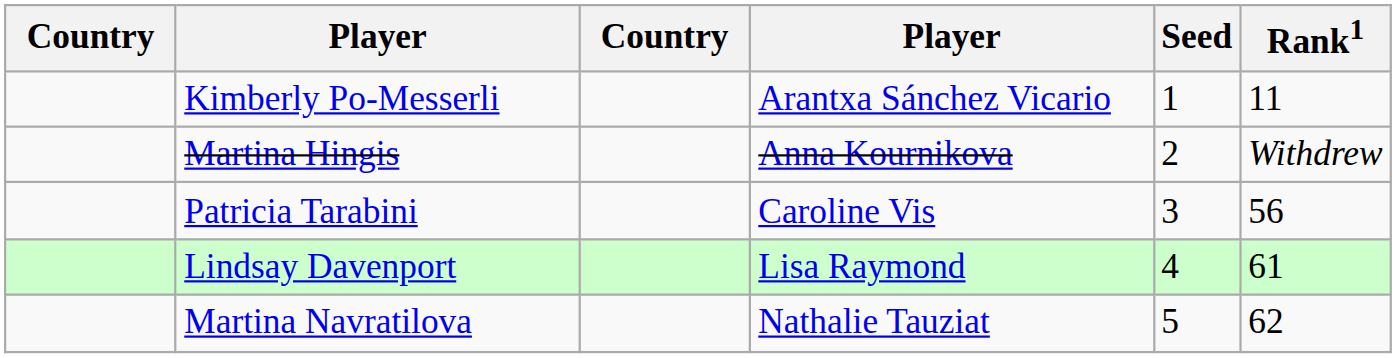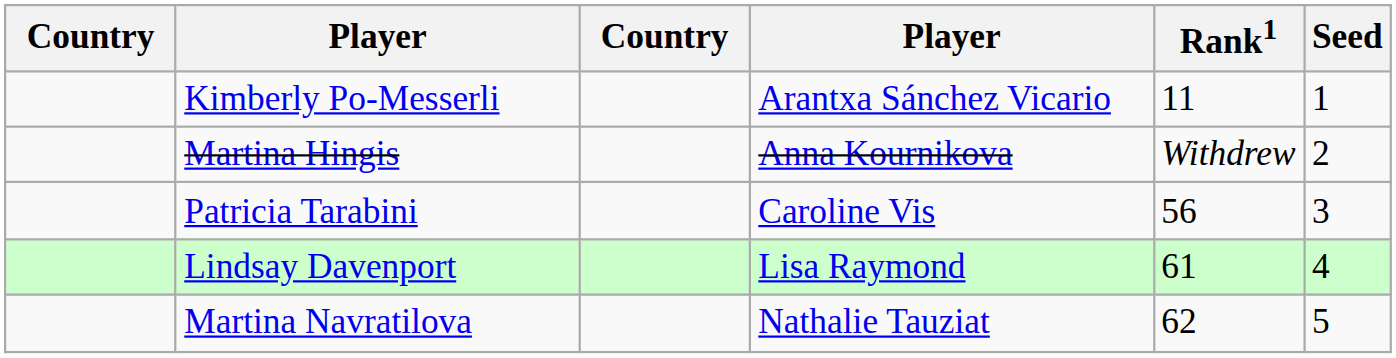columns swapped: (1315, 37) <-> (1197, 37)
